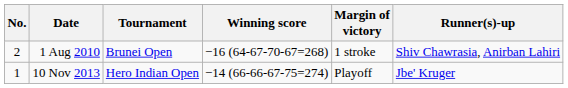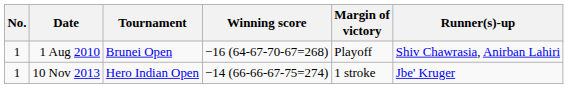(17, 51) 2 -> (17, 51) 1
(355, 51) 1 stroke -> (353, 51) Playoff
(353, 73) Playoff -> (355, 73) 1 stroke
